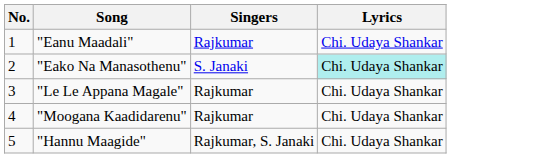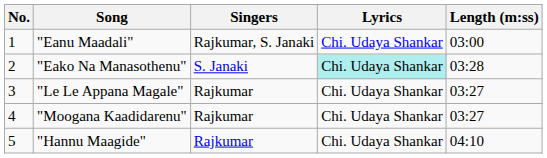+ column: (494, 17)
(223, 41) Rajkumar -> (254, 41) Rajkumar, S. Janaki
(254, 141) Rajkumar, S. Janaki -> (223, 141) Rajkumar
